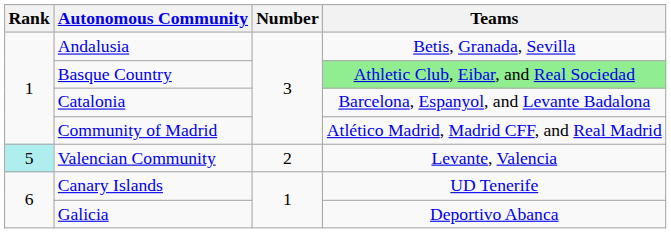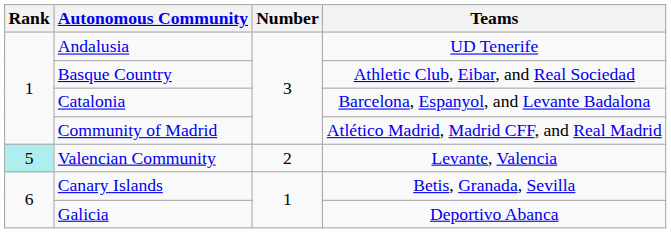(494, 46) Betis, Granada, Sevilla -> (494, 46) UD Tenerife
(494, 74) lightgreen background -> (494, 74) no background
(494, 185) UD Tenerife -> (494, 185) Betis, Granada, Sevilla
